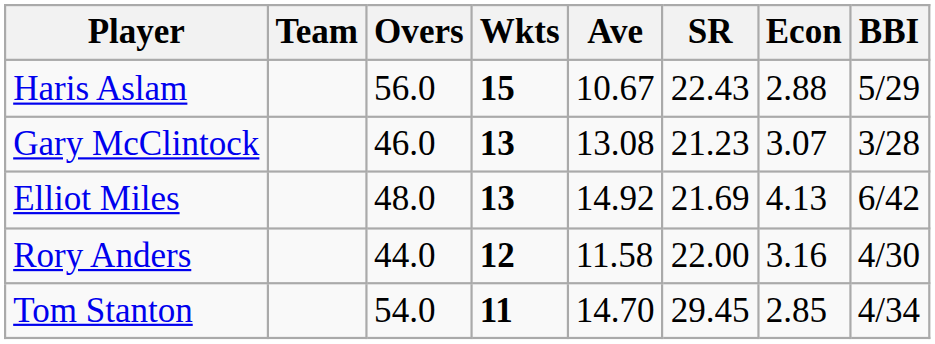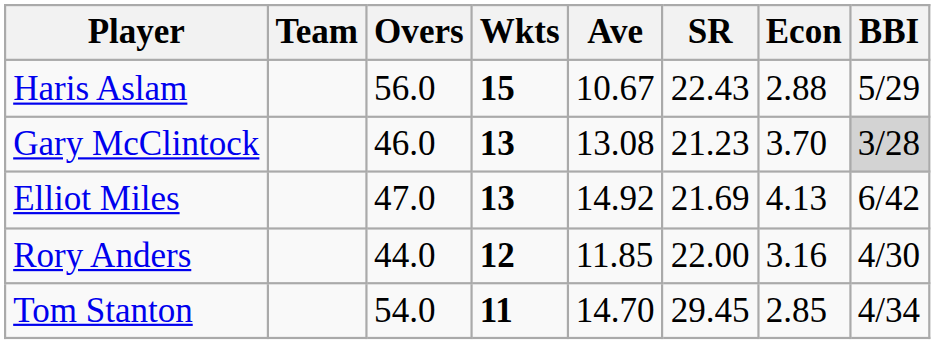(796, 143) 3.07 -> (796, 143) 3.70
(889, 143) no background -> (889, 143) lightgrey background
(405, 198) 48.0 -> (405, 198) 47.0
(615, 254) 11.58 -> (615, 254) 11.85
